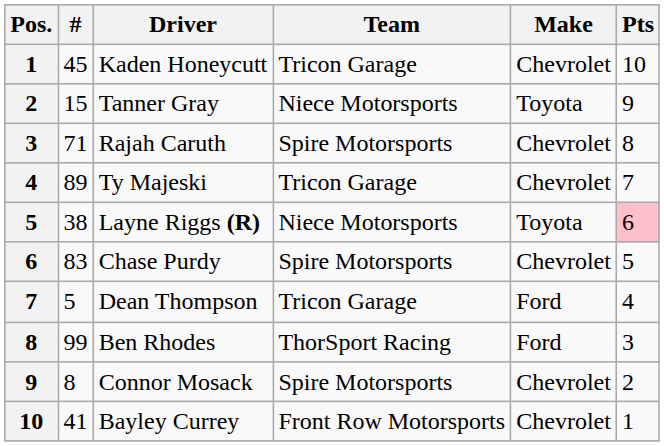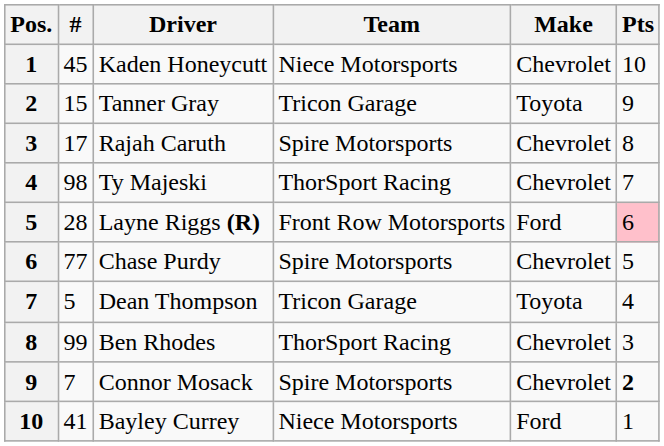(348, 64) Tricon Garage -> (368, 64) Niece Motorsports
(368, 103) Niece Motorsports -> (348, 103) Tricon Garage
(76, 143) 71 -> (76, 143) 17
(76, 182) 89 -> (76, 182) 98
(348, 182) Tricon Garage -> (365, 182) ThorSport Racing
(76, 222) 38 -> (76, 222) 28
(368, 222) Niece Motorsports -> (392, 222) Front Row Motorsports
(549, 222) Toyota -> (539, 222) Ford
(76, 262) 83 -> (76, 262) 77
(539, 301) Ford -> (549, 301) Toyota
(539, 341) Ford -> (564, 341) Chevrolet
(70, 380) 8 -> (70, 380) 7
(628, 380) normal -> (628, 380) bold
(392, 420) Front Row Motorsports -> (368, 420) Niece Motorsports
(564, 420) Chevrolet -> (539, 420) Ford
